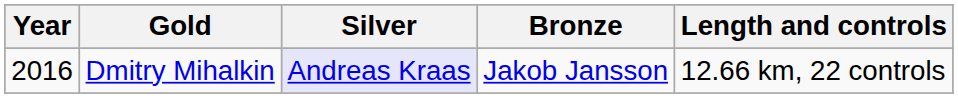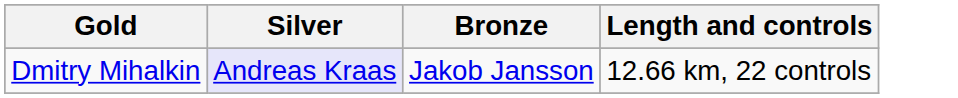- column: (42, 26)
